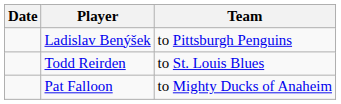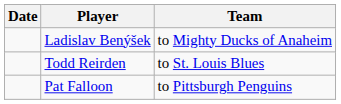(225, 39) to Pittsburgh Penguins -> (245, 39) to Mighty Ducks of Anaheim
(245, 87) to Mighty Ducks of Anaheim -> (225, 87) to Pittsburgh Penguins
